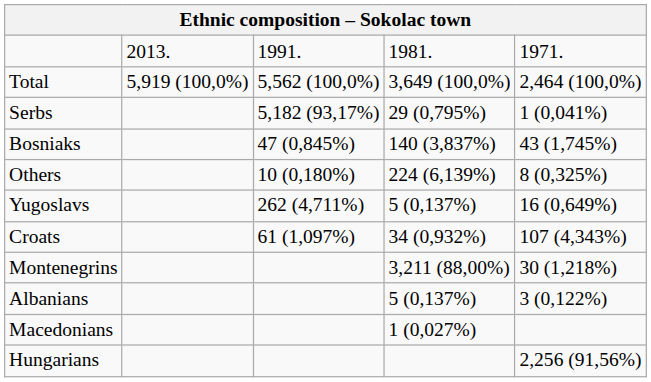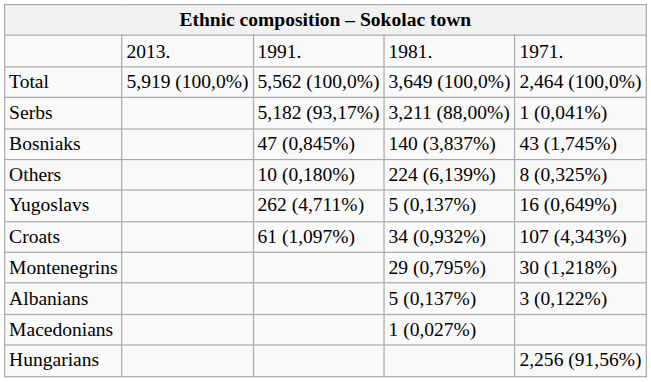(437, 112) 29 (0,795%) -> (449, 112) 3,211 (88,00%)
(449, 267) 3,211 (88,00%) -> (437, 267) 29 (0,795%)
